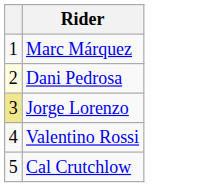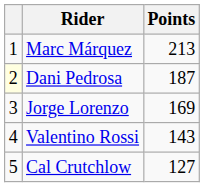+ column: (171, 19)
(13, 108) khaki background -> (13, 108) no background
